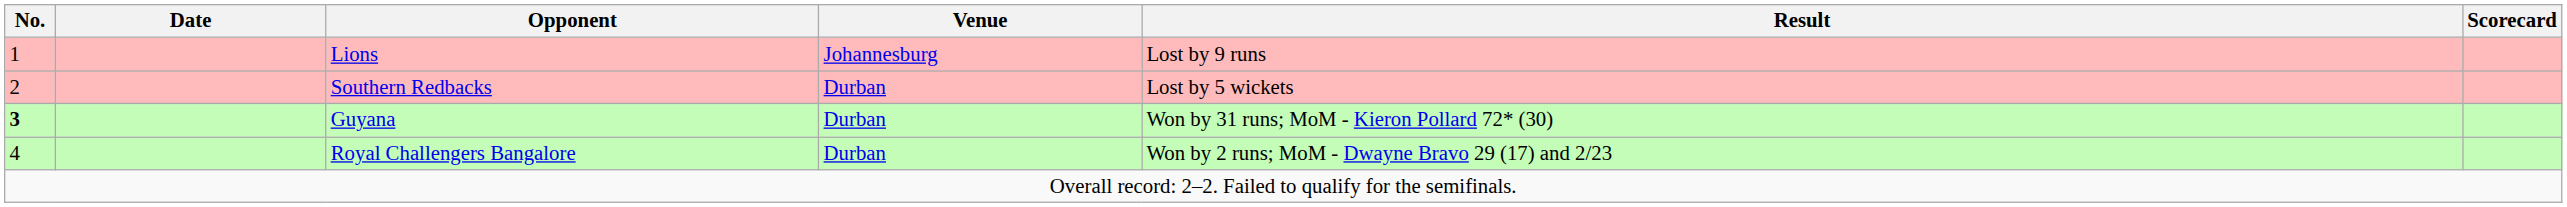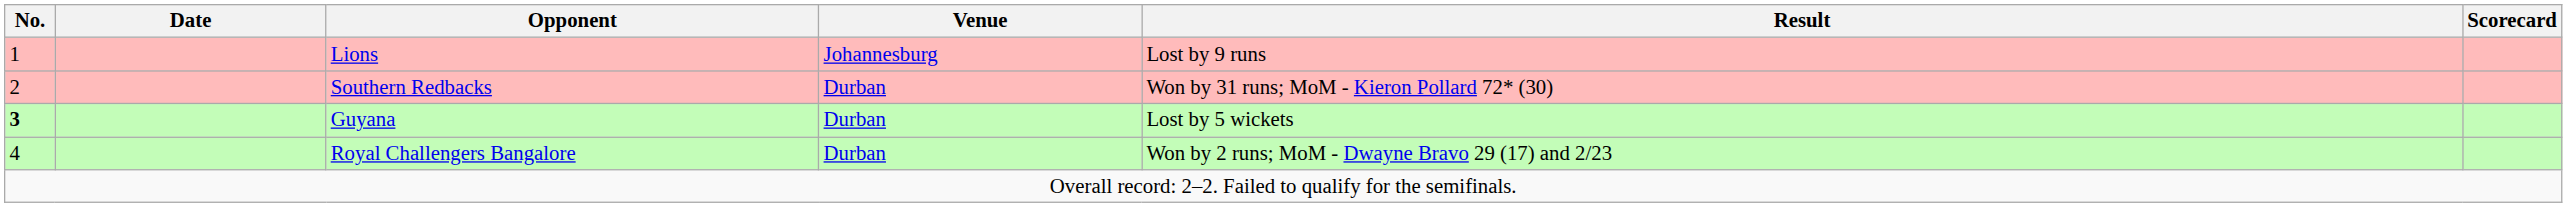(1220, 86) Lost by 5 wickets -> (1350, 86) Won by 31 runs; MoM - Kieron Pollard 72* (30)
(1350, 119) Won by 31 runs; MoM - Kieron Pollard 72* (30) -> (1220, 119) Lost by 5 wickets
